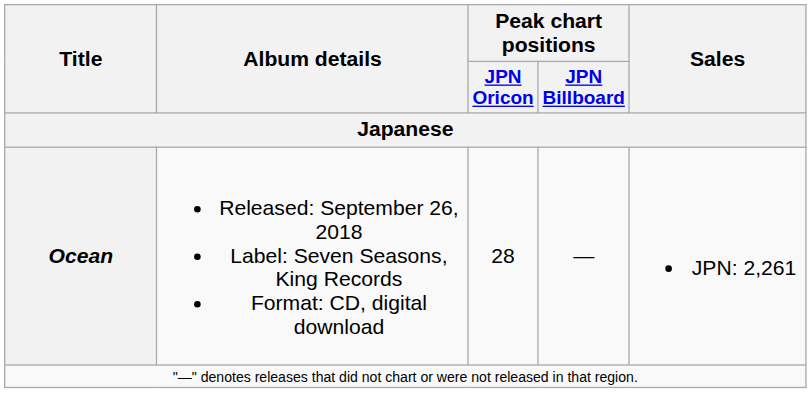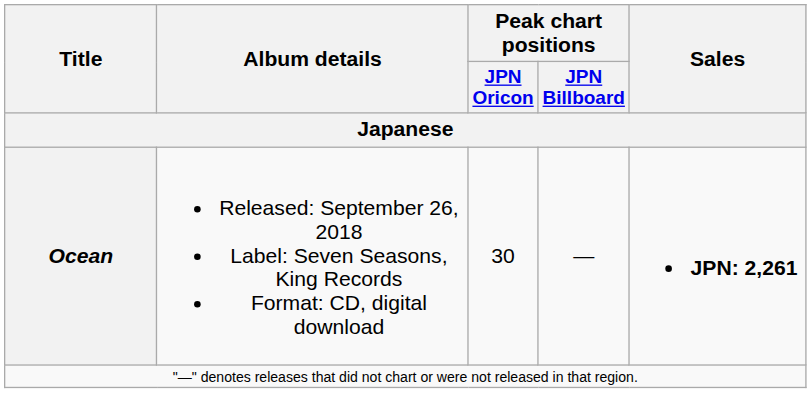(503, 255) 28 -> (503, 255) 30
(718, 268) normal -> (718, 268) bold
